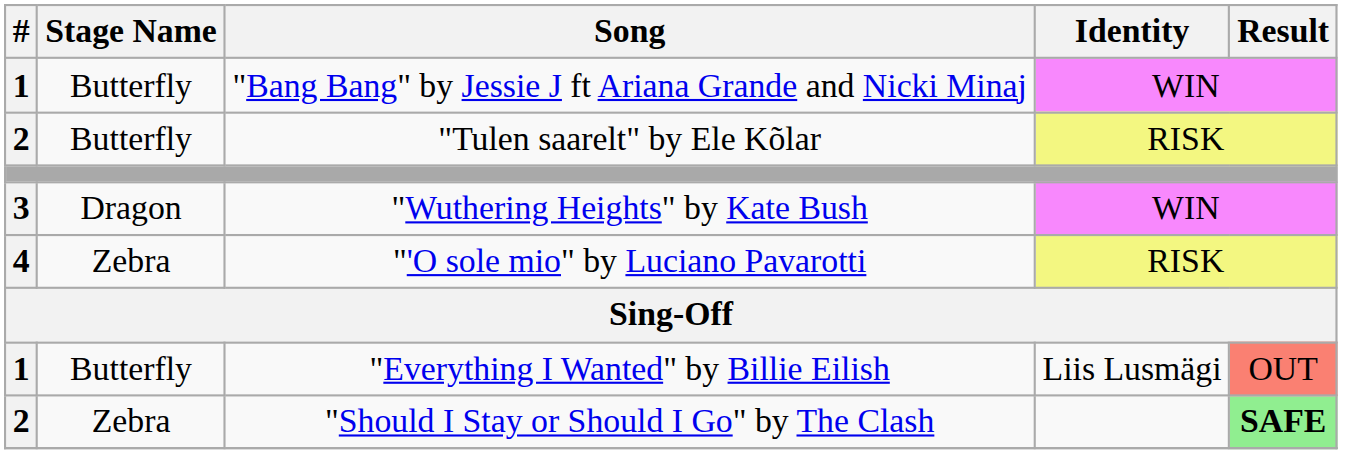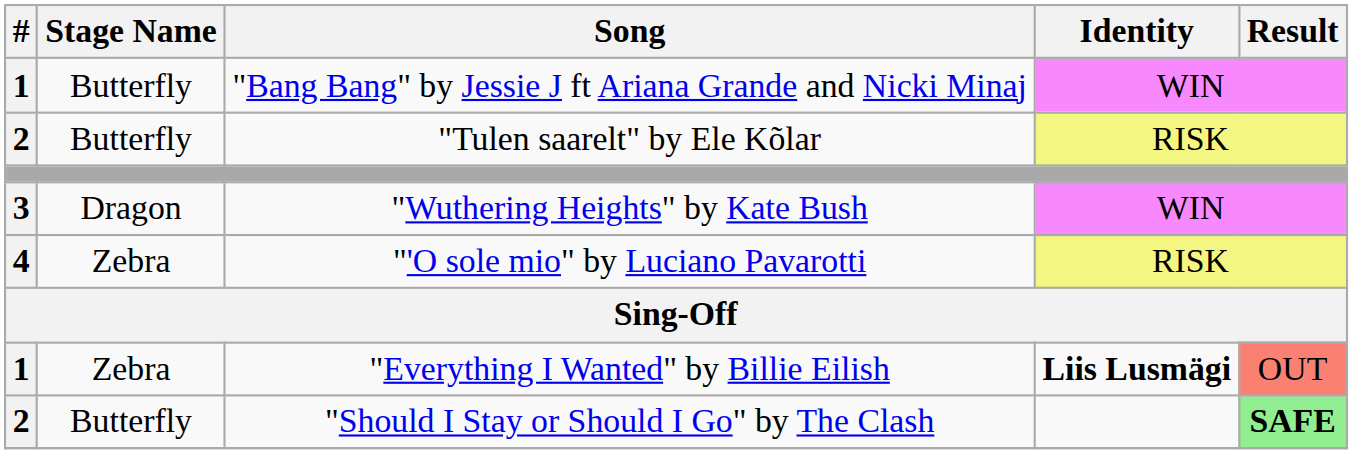(131, 368) Butterfly -> (131, 368) Zebra
(1132, 368) normal -> (1137, 368) bold
(131, 421) Zebra -> (131, 421) Butterfly
